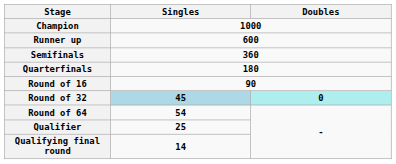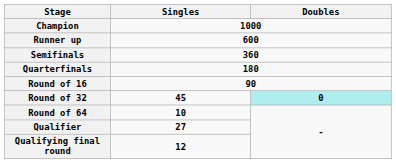(181, 98) lightblue background -> (181, 98) no background
(181, 112) 54 -> (181, 112) 10
(181, 127) 25 -> (181, 127) 27
(181, 146) 14 -> (181, 146) 12
